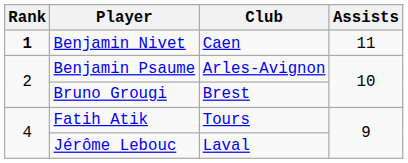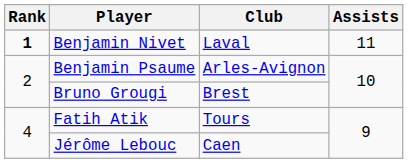(222, 43) Caen -> (226, 43) Laval
(226, 146) Laval -> (222, 146) Caen
